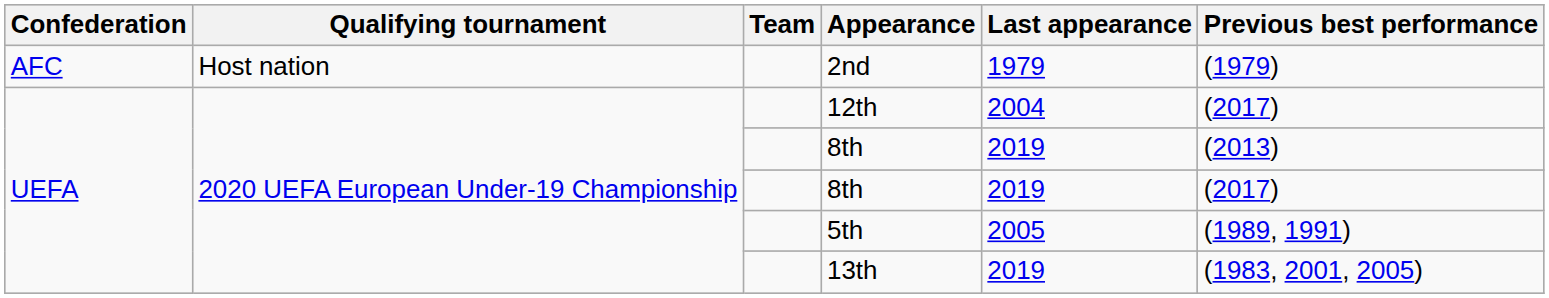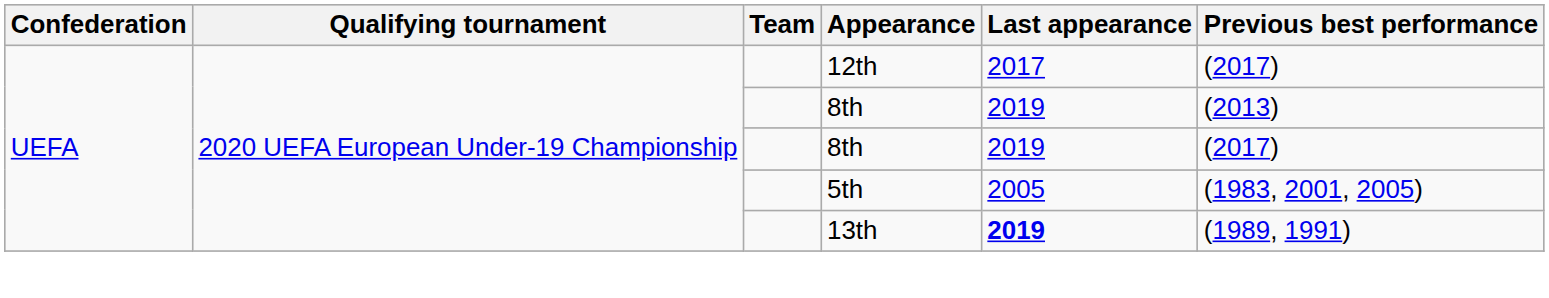- row: (37, 66)
(1016, 107) 2004 -> (1016, 66) 2017
(1277, 230) (1989, 1991) -> (1313, 189) (1983, 2001, 2005)
(1016, 271) normal -> (1016, 230) bold
(1313, 271) (1983, 2001, 2005) -> (1277, 230) (1989, 1991)
